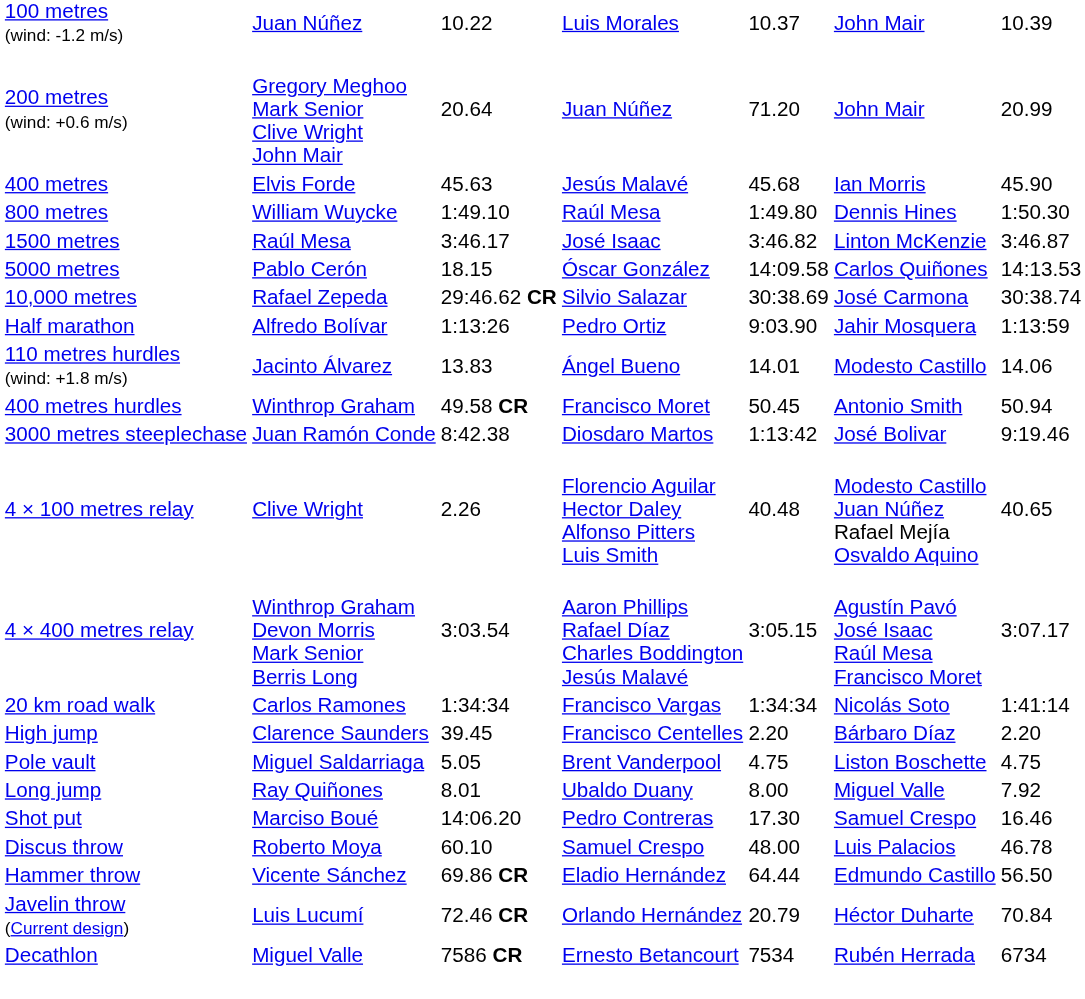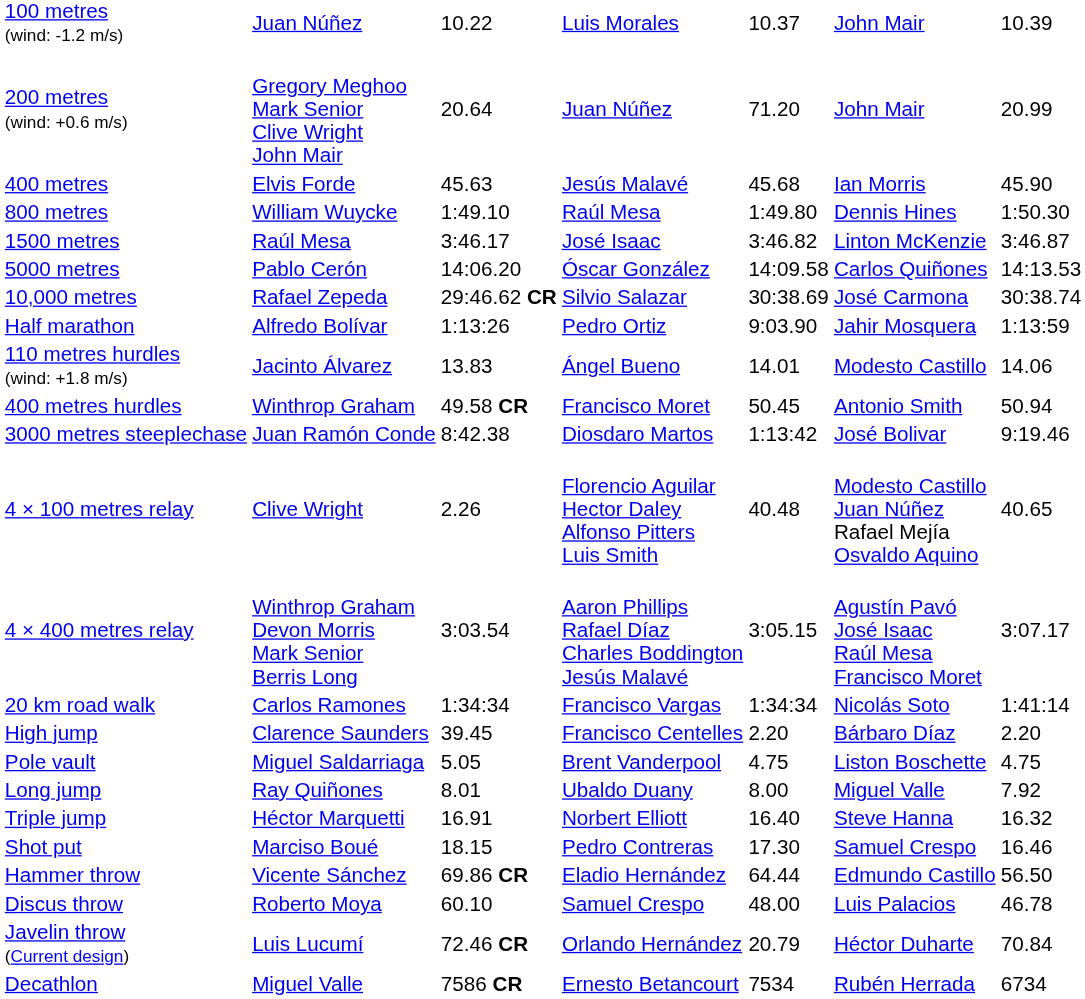(467, 269) 18.15 -> (481, 269) 14:06.20
+ row: (56, 818)
(481, 818) 14:06.20 -> (467, 847) 18.15
rows swapped: (64, 847) <-> (73, 875)
